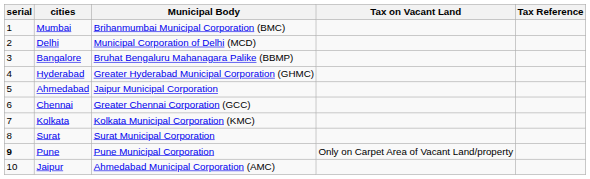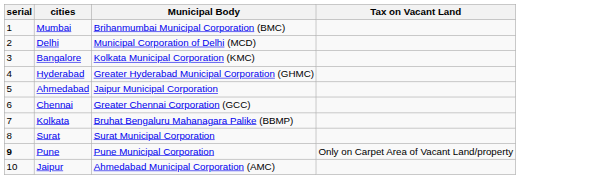- column: (551, 12)
(194, 58) Bruhat Bengaluru Mahanagara Palike (BBMP) -> (174, 58) Kolkata Municipal Corporation (KMC)
(174, 120) Kolkata Municipal Corporation (KMC) -> (194, 120) Bruhat Bengaluru Mahanagara Palike (BBMP)
